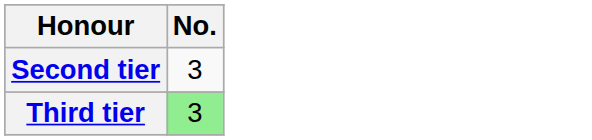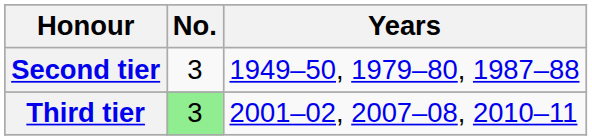+ column: (404, 26)
